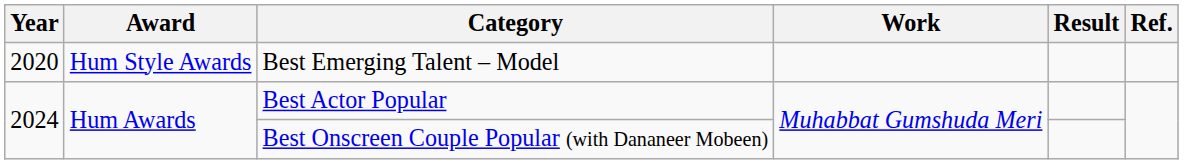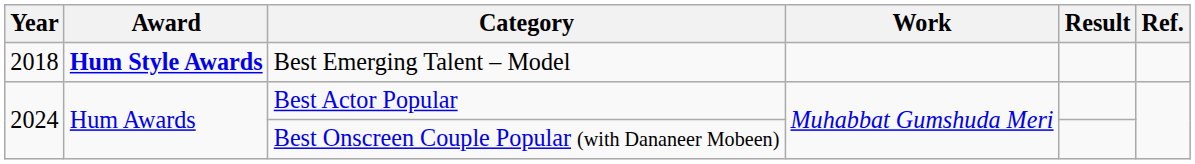(34, 61) 2020 -> (34, 61) 2018
(161, 61) normal -> (166, 61) bold
